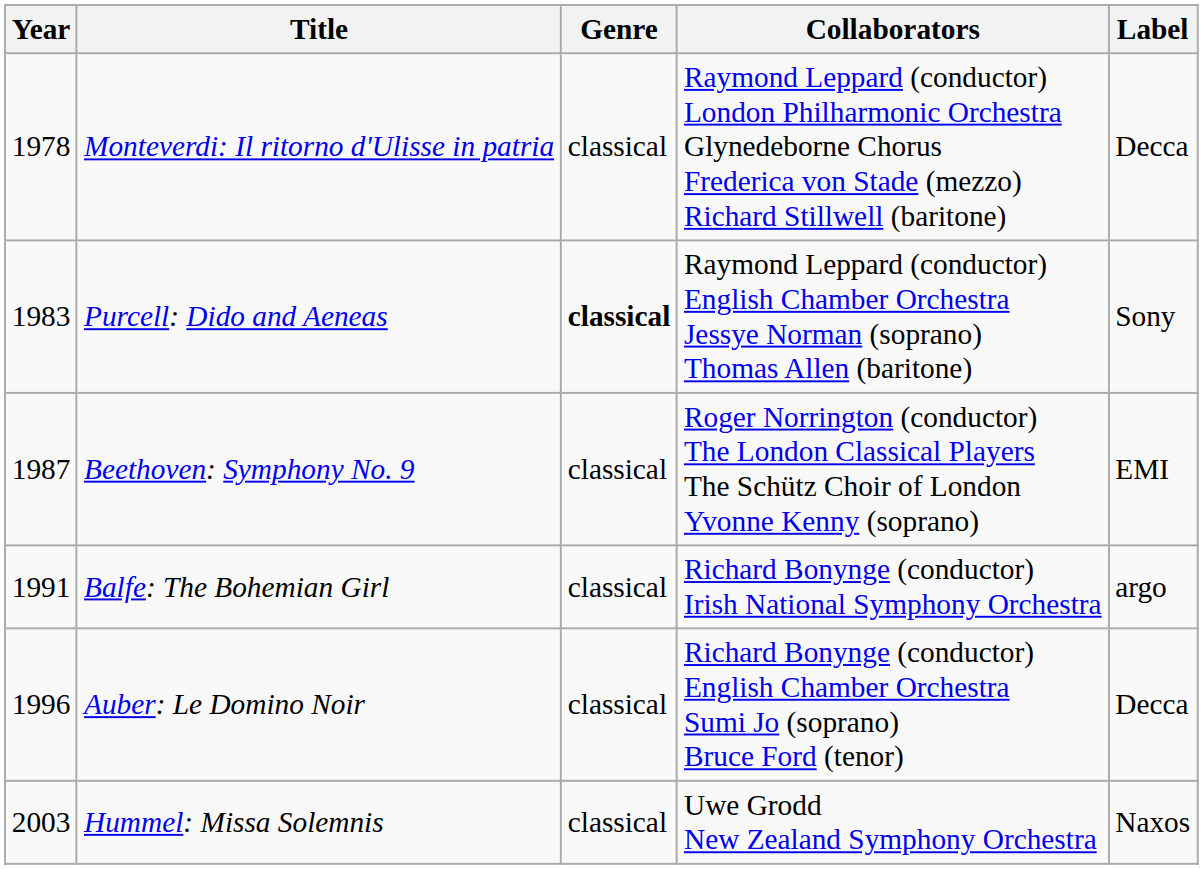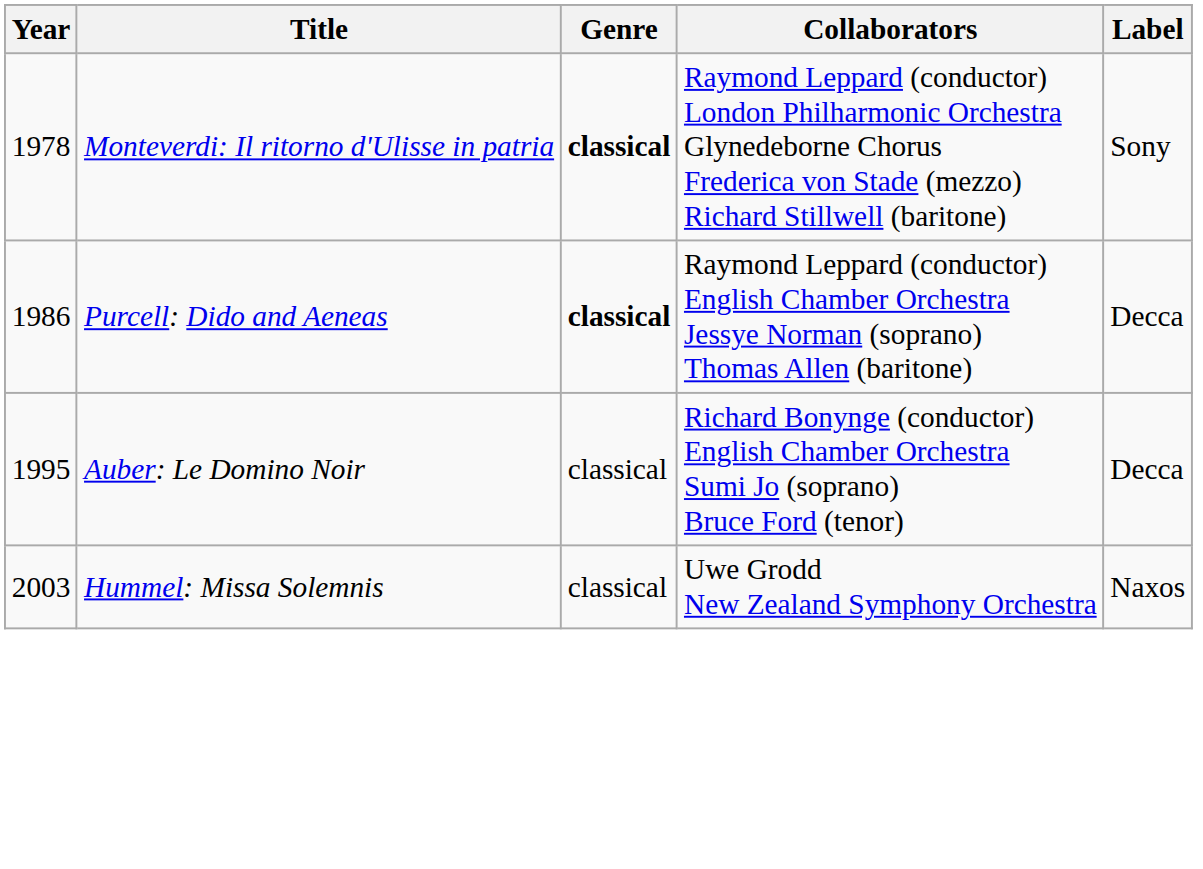(617, 146) normal -> (619, 146) bold
(1152, 146) Decca -> (1140, 146) Sony
(41, 316) 1983 -> (41, 316) 1986
(1145, 316) Sony -> (1147, 316) Decca
- row: (249, 469)
- row: (237, 587)
(41, 704) 1996 -> (41, 469) 1995
